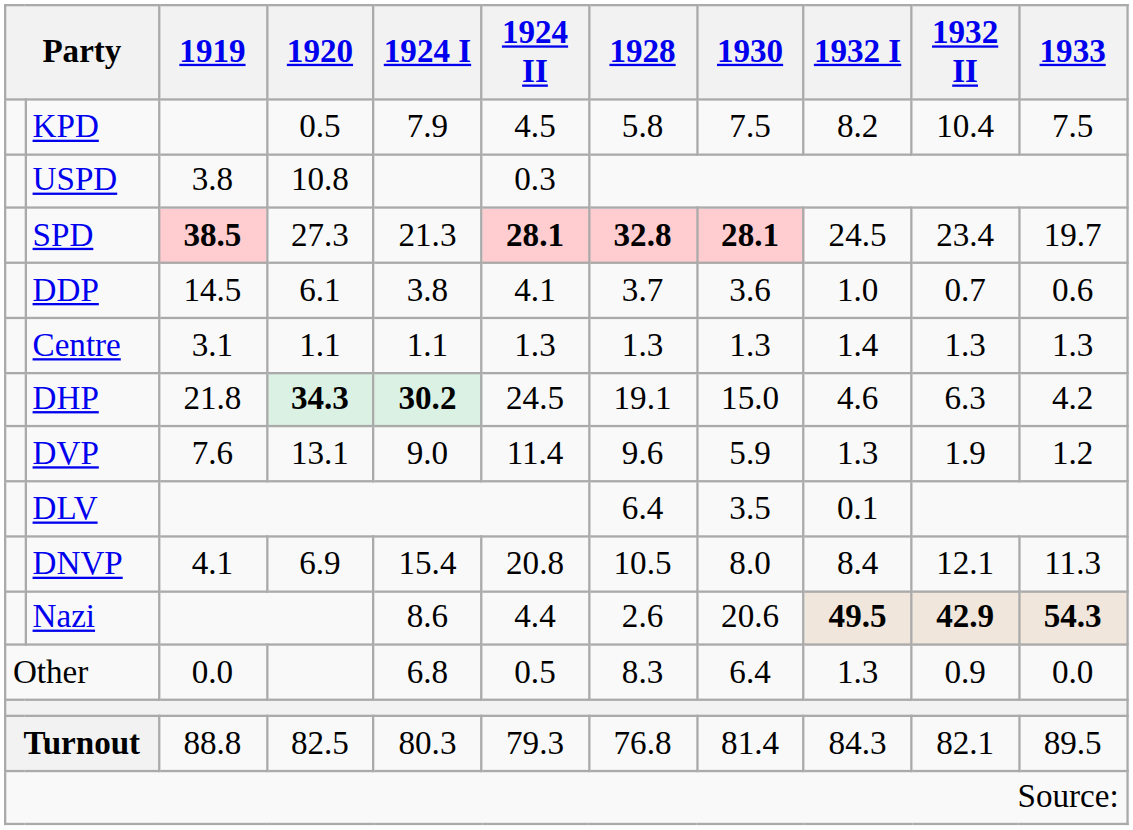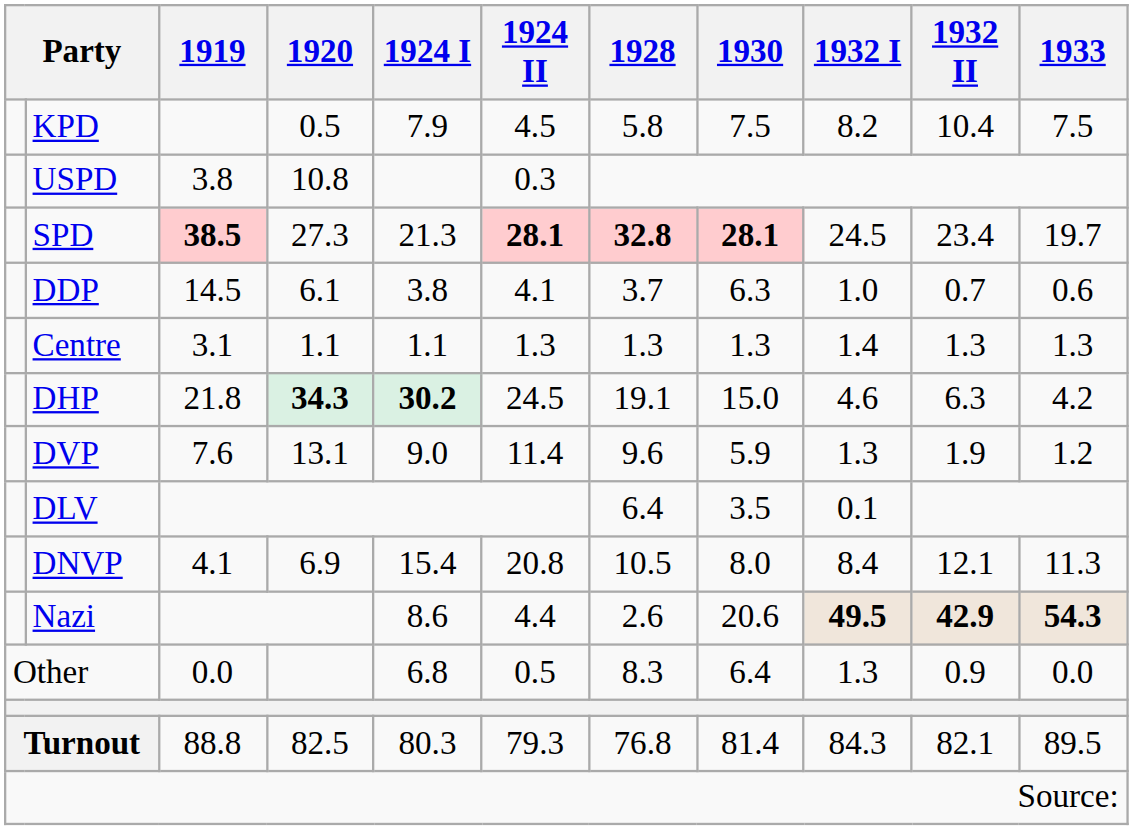(750, 289) 3.6 -> (750, 289) 6.3
